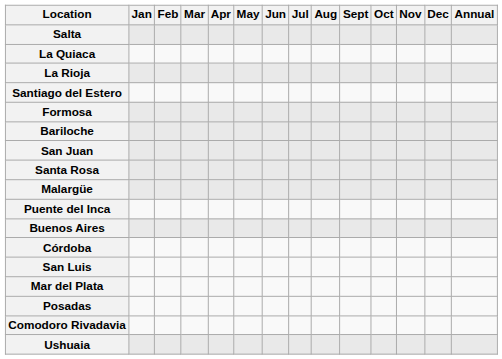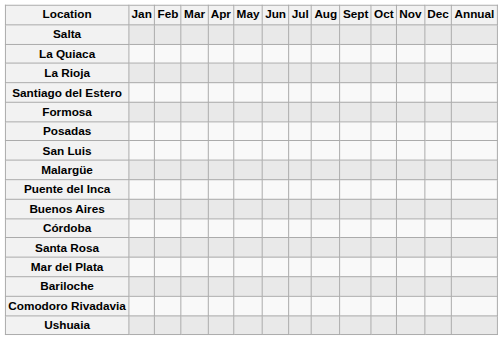rows swapped: (67, 306) <-> (67, 131)
- row: (67, 151)
rows swapped: (67, 267) <-> (67, 170)
